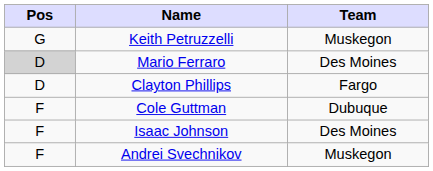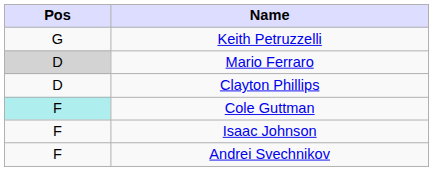- column: (358, 16)
(40, 108) no background -> (57, 108) paleturquoise background
